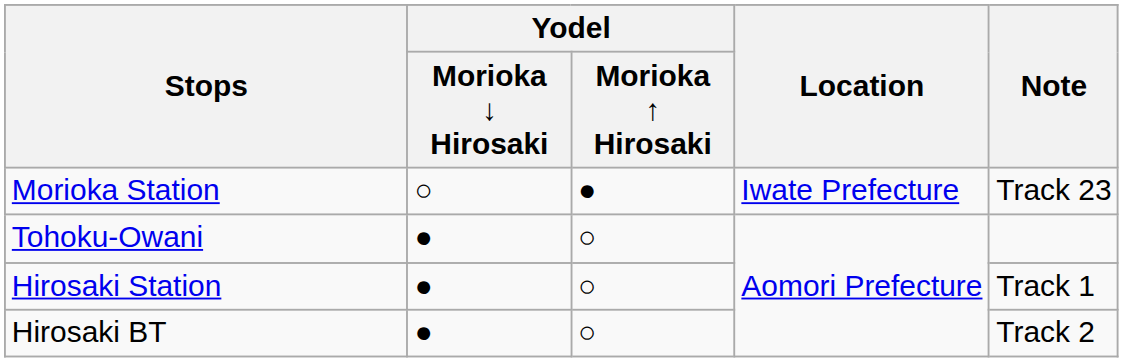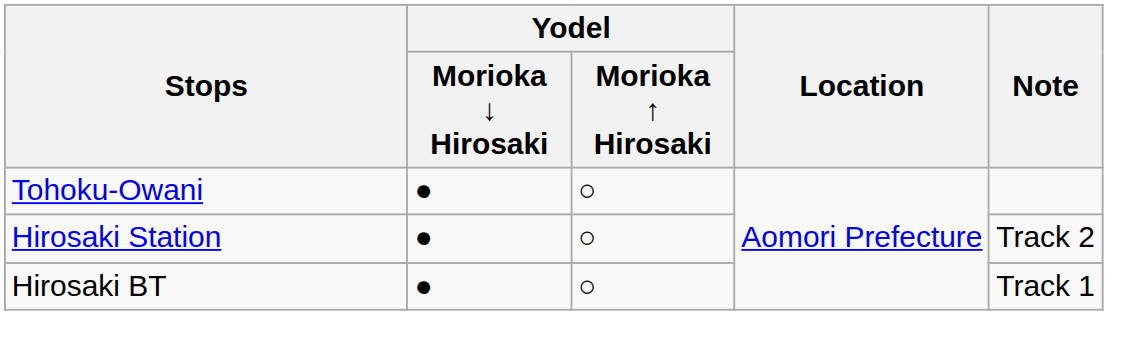- row: (116, 190)
(1046, 285) Track 1 -> (1046, 237) Track 2
(1046, 332) Track 2 -> (1046, 285) Track 1
